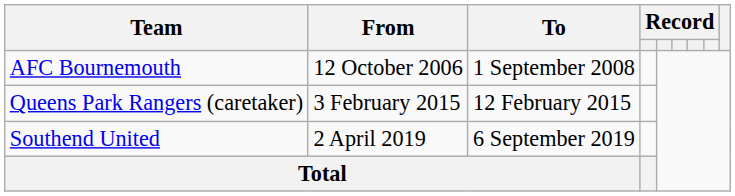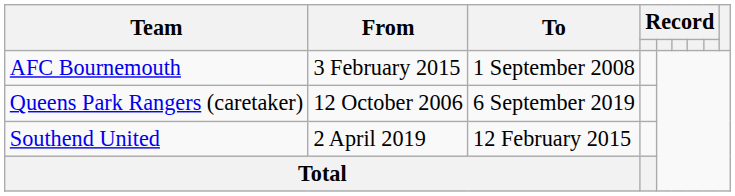(388, 67) 12 October 2006 -> (387, 67) 3 February 2015
(387, 102) 3 February 2015 -> (388, 102) 12 October 2006
(552, 102) 12 February 2015 -> (554, 102) 6 September 2019
(554, 138) 6 September 2019 -> (552, 138) 12 February 2015
